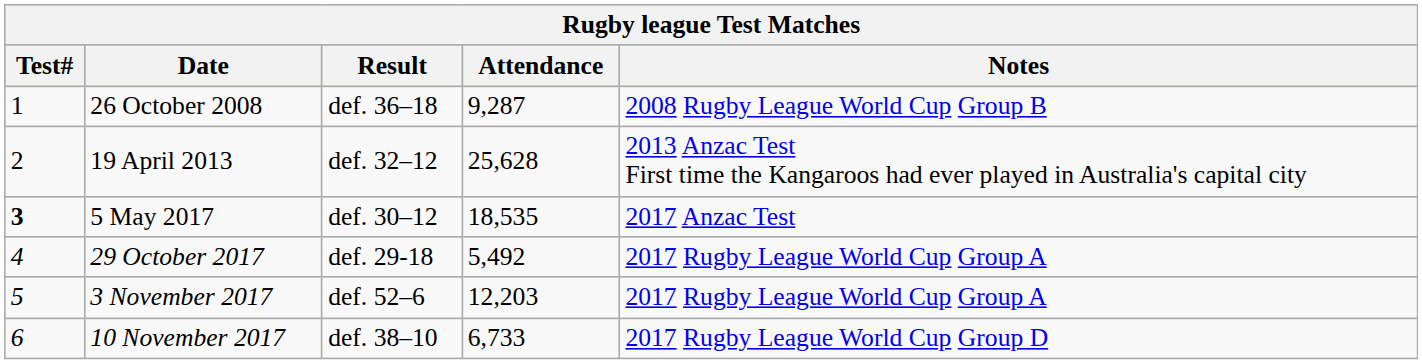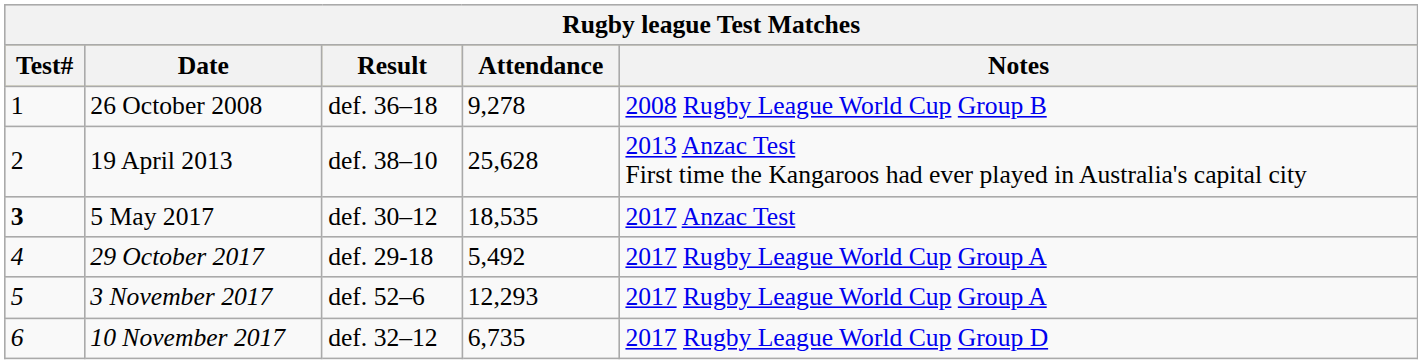(497, 106) 9,287 -> (497, 106) 9,278
(383, 161) def. 32–12 -> (383, 161) def. 38–10
(503, 297) 12,203 -> (503, 297) 12,293
(383, 337) def. 38–10 -> (383, 337) def. 32–12
(497, 337) 6,733 -> (497, 337) 6,735
